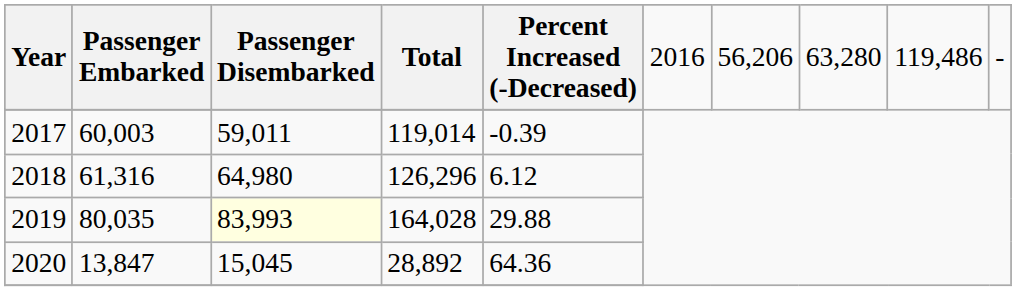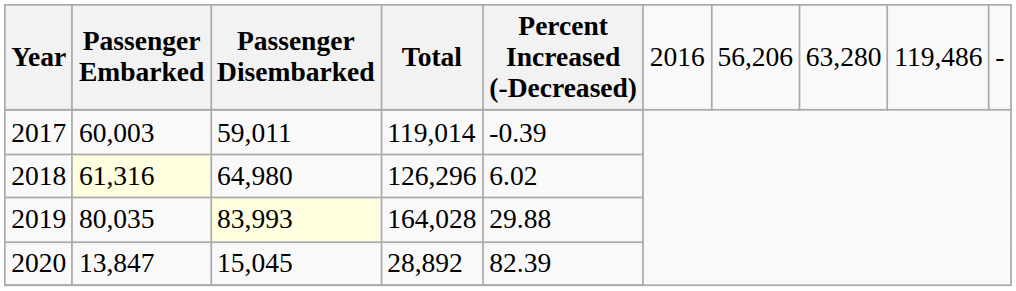(117, 175) no background -> (117, 175) lightyellow background
(513, 175) 6.12 -> (513, 175) 6.02
(520, 262) 64.36 -> (520, 262) 82.39
